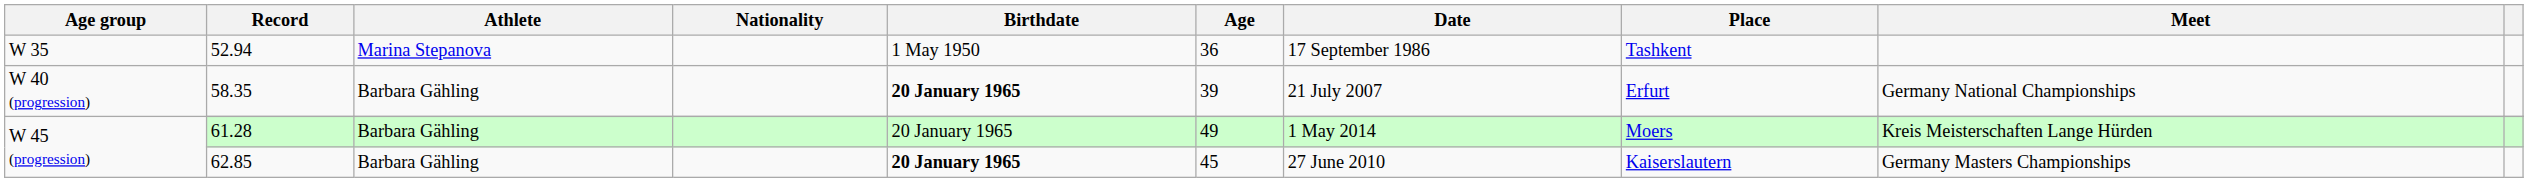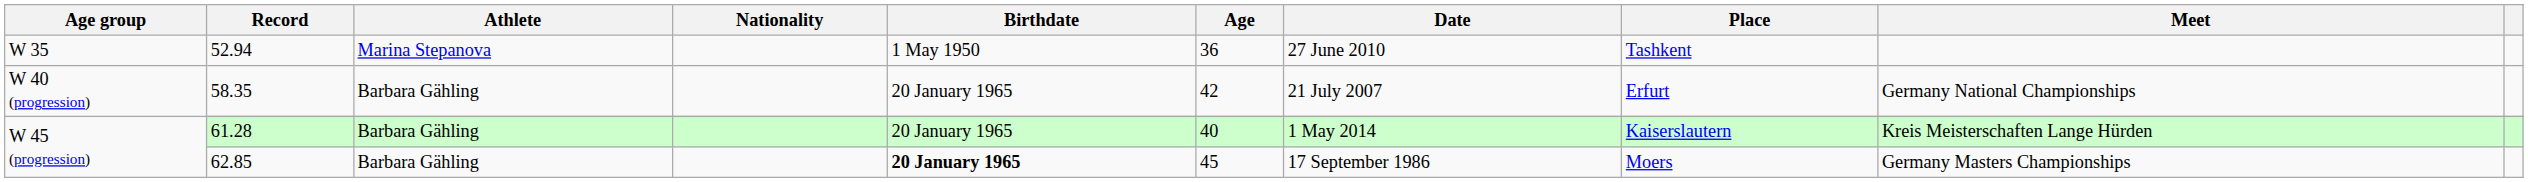(1359, 50) 17 September 1986 -> (1336, 50) 27 June 2010
(956, 91) bold -> (952, 91) normal
(1209, 91) 39 -> (1209, 91) 42
(1209, 132) 49 -> (1209, 132) 40
(1649, 132) Moers -> (1679, 132) Kaiserslautern
(1336, 162) 27 June 2010 -> (1359, 162) 17 September 1986
(1679, 162) Kaiserslautern -> (1649, 162) Moers
